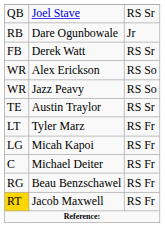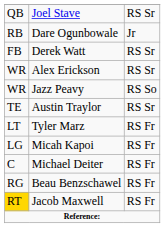(142, 70) RS So -> (141, 70) RS Sr
